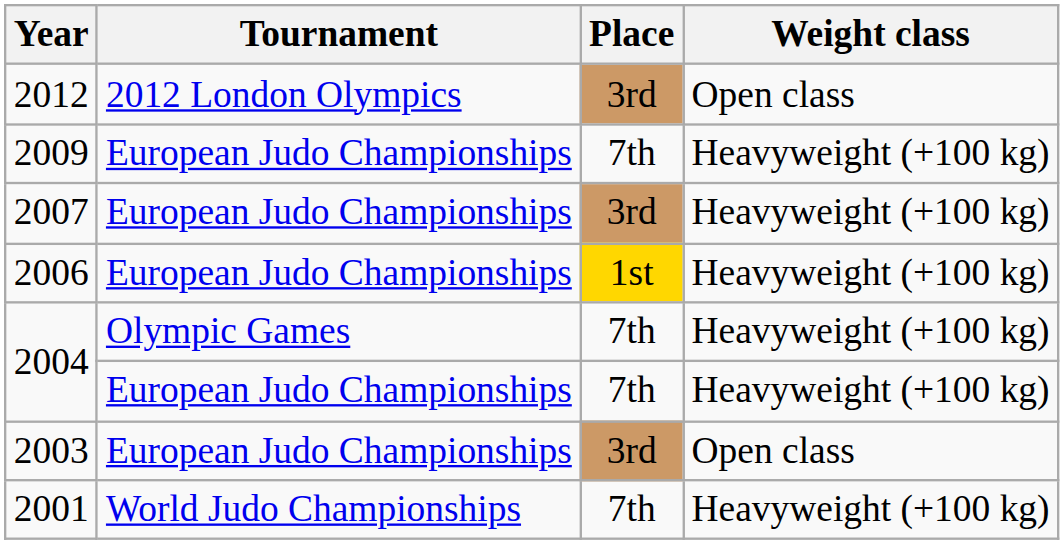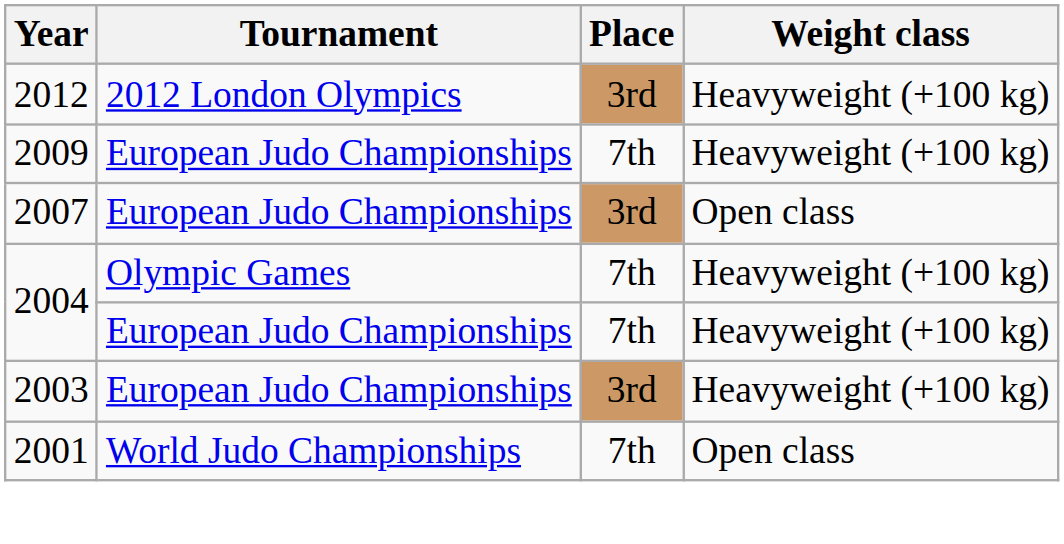(773, 93) Open class -> (871, 93) Heavyweight (+100 kg)
(871, 212) Heavyweight (+100 kg) -> (773, 212) Open class
- row: (51, 271)
(773, 449) Open class -> (871, 390) Heavyweight (+100 kg)
(871, 509) Heavyweight (+100 kg) -> (773, 449) Open class
